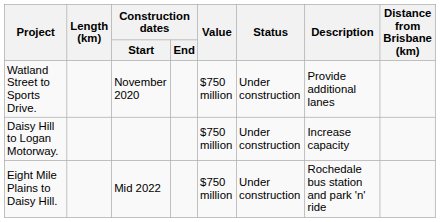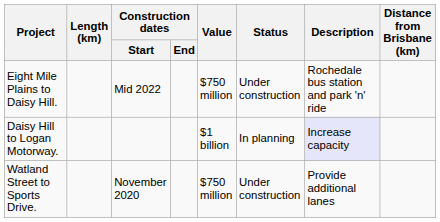rows swapped: (28, 89) <-> (32, 188)
(216, 139) $750 million -> (215, 139) $1 billion
(270, 139) Under construction -> (267, 139) In planning
(329, 139) no background -> (329, 139) lavender background
